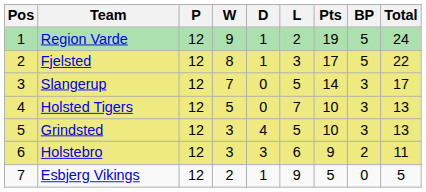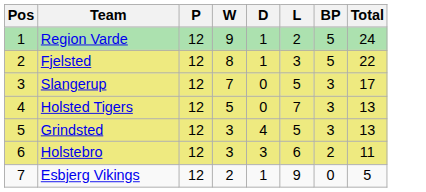- column: (331, 15)
